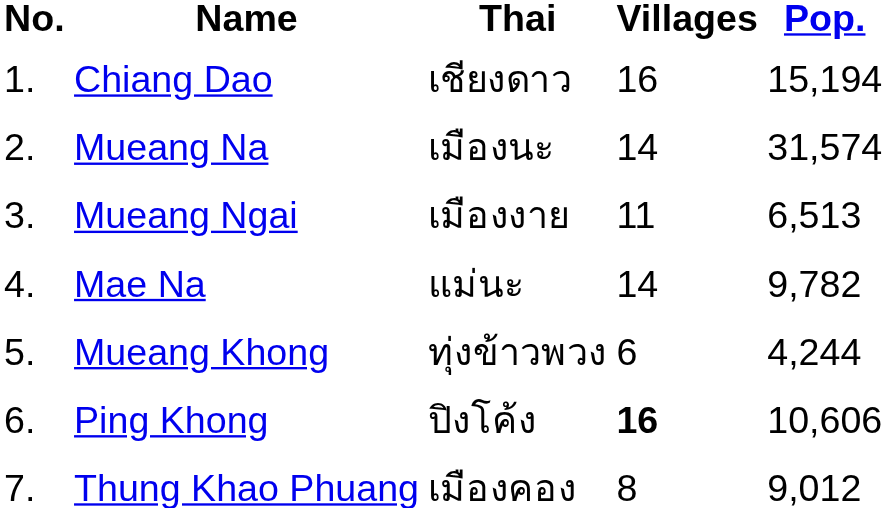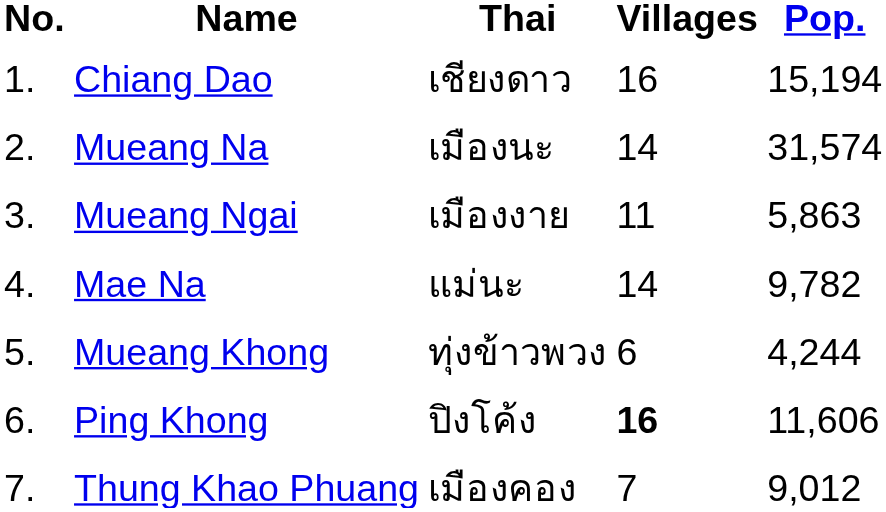(814, 214) 6,513 -> (814, 214) 5,863
(825, 419) 10,606 -> (823, 419) 11,606
(627, 487) 8 -> (627, 487) 7
